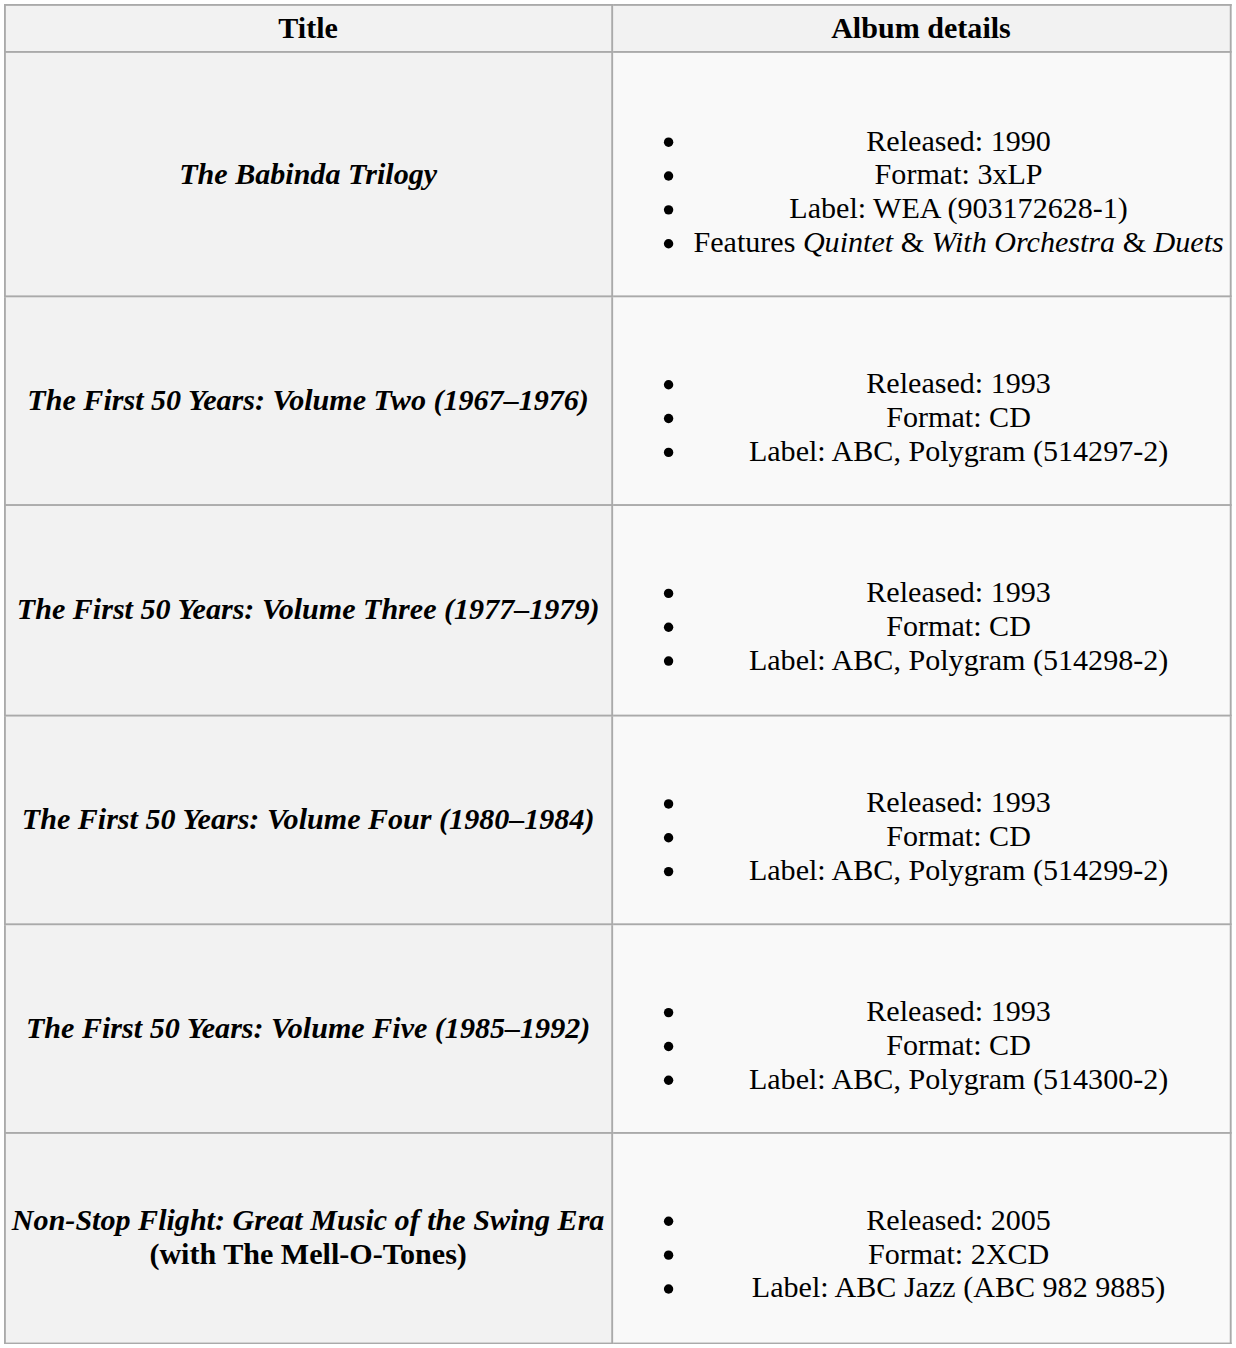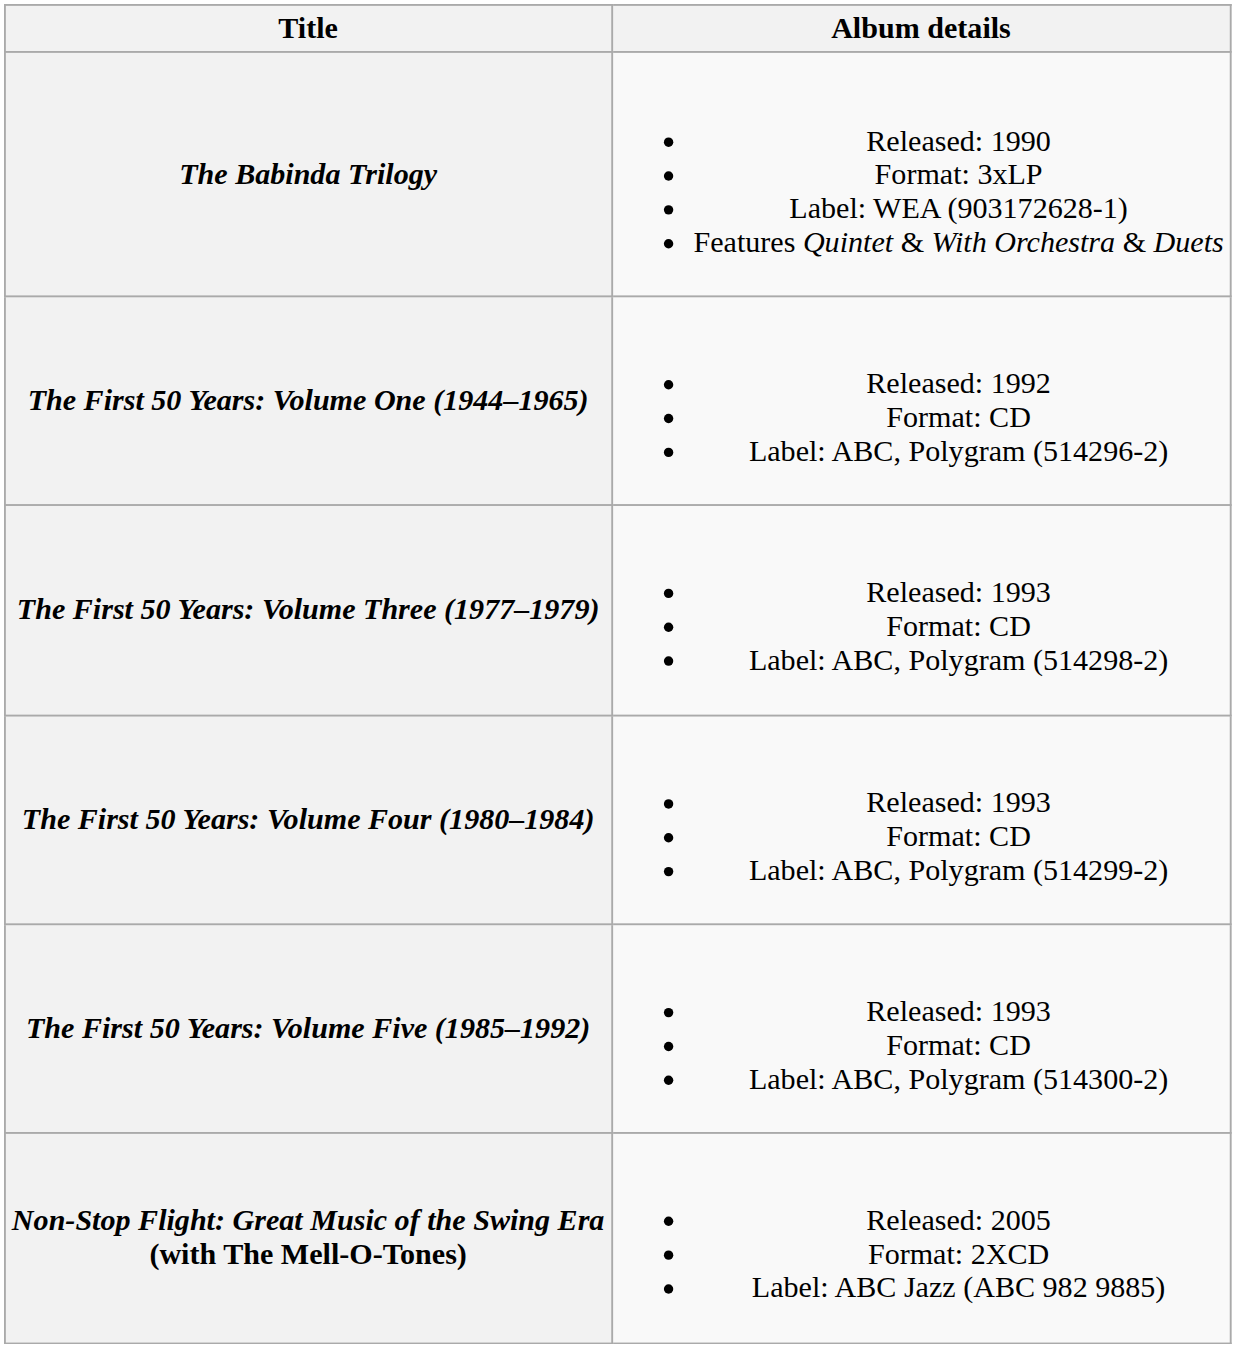+ row: (308, 400)
- row: (308, 400)
